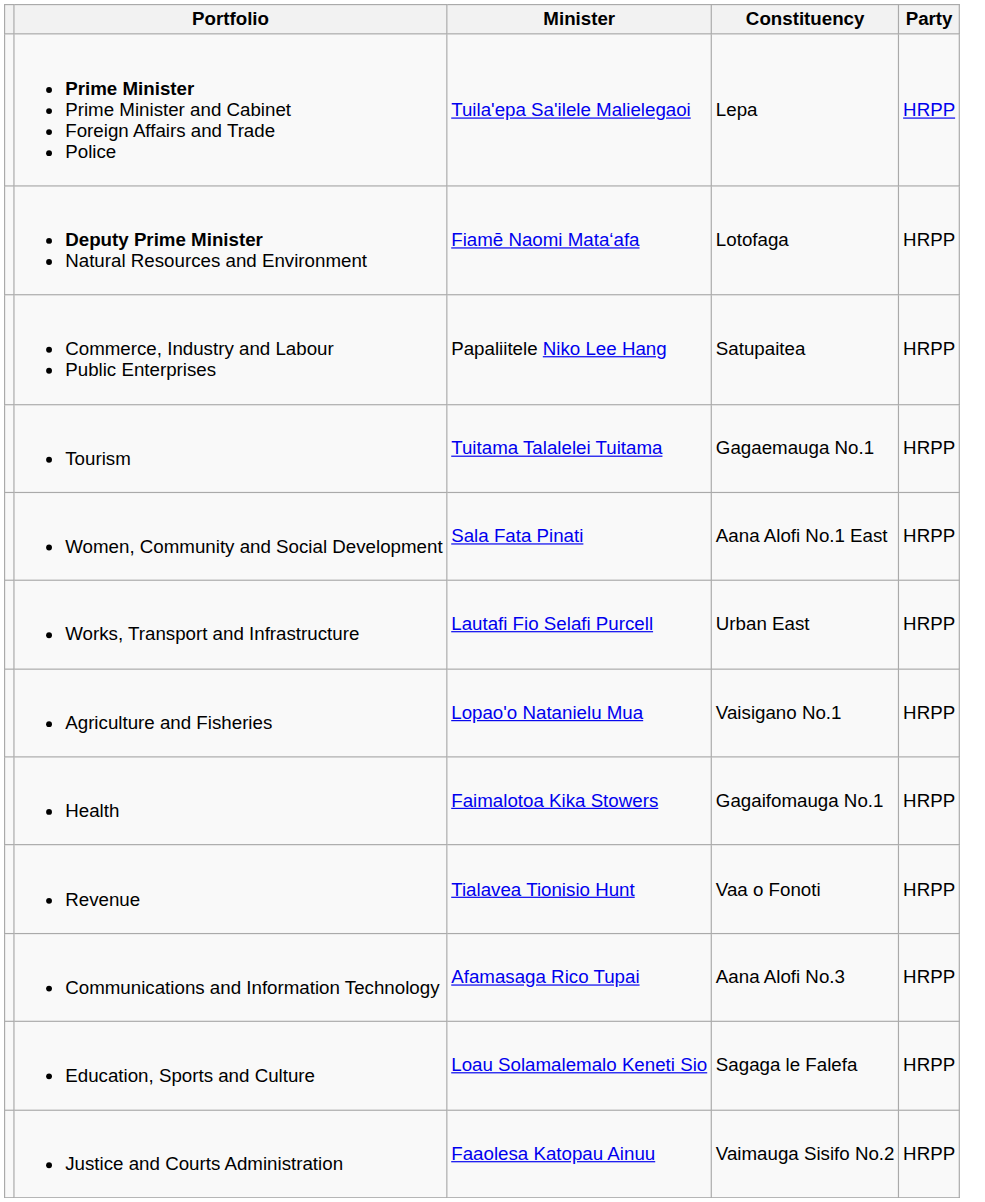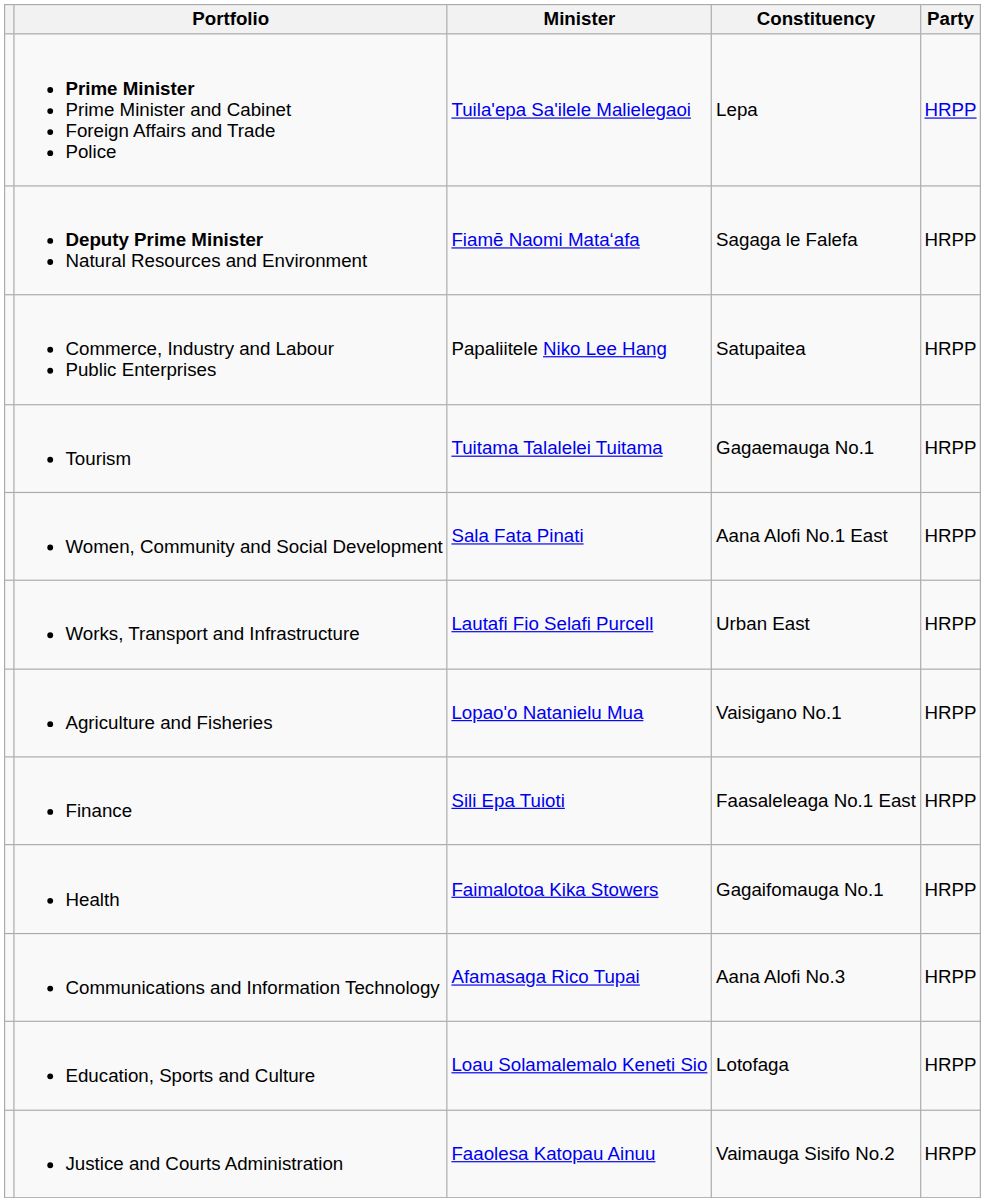(752, 240) Lotofaga -> (787, 240) Sagaga le Falefa
+ row: (231, 812)
- row: (231, 900)
(787, 1065) Sagaga le Falefa -> (753, 1065) Lotofaga
